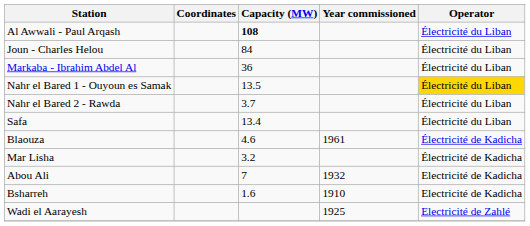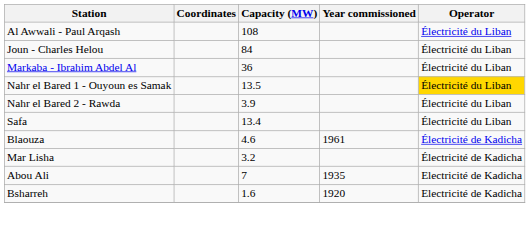(250, 31) bold -> (250, 31) normal
(248, 103) 3.7 -> (248, 103) 3.9
(334, 175) 1932 -> (334, 175) 1935
(334, 193) 1910 -> (334, 193) 1920
- row: (47, 211)
